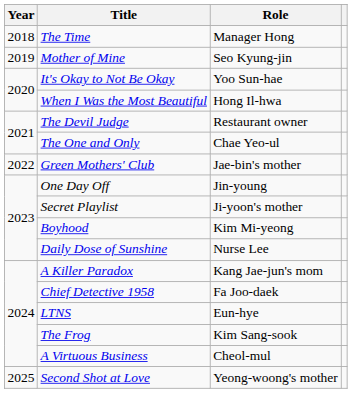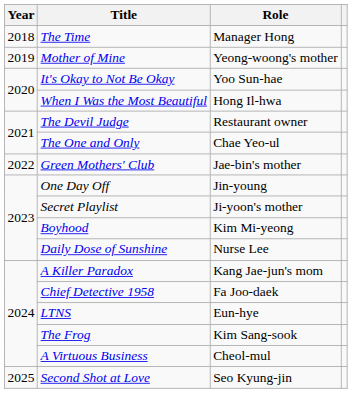(253, 57) Seo Kyung-jin -> (275, 57) Yeong-woong's mother
(275, 377) Yeong-woong's mother -> (253, 377) Seo Kyung-jin
